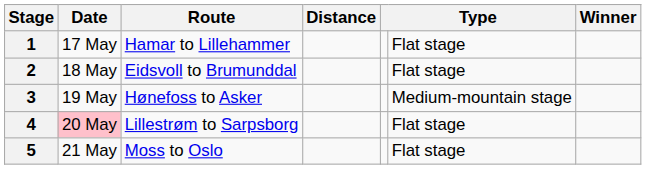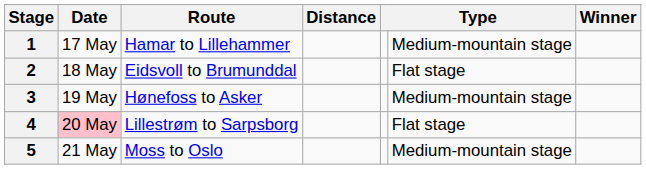(429, 44) Flat stage -> (482, 44) Medium-mountain stage
(429, 151) Flat stage -> (482, 151) Medium-mountain stage
